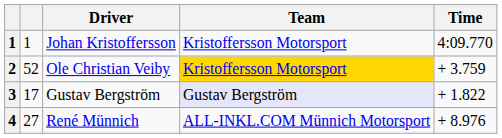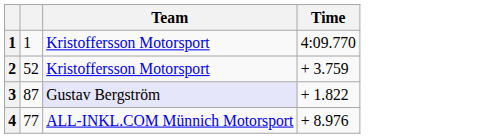- column: (111, 17)
(265, 69) gold background -> (128, 69) no background
(31, 95) 17 -> (31, 95) 87
(31, 120) 27 -> (31, 120) 77
